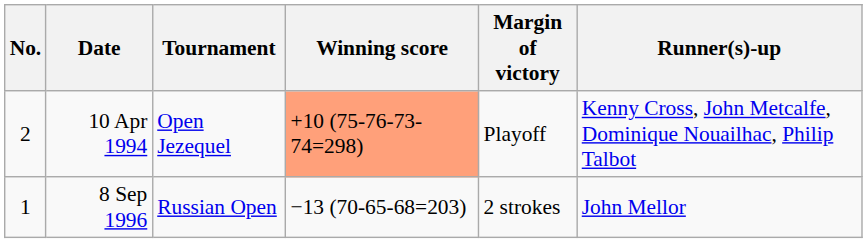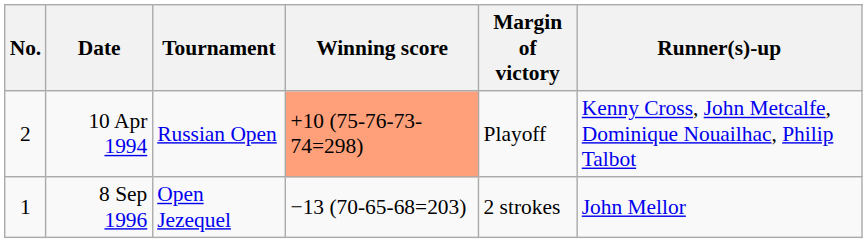(194, 133) Open Jezequel -> (217, 133) Russian Open
(217, 207) Russian Open -> (194, 207) Open Jezequel
